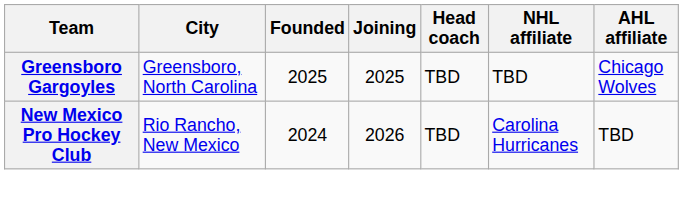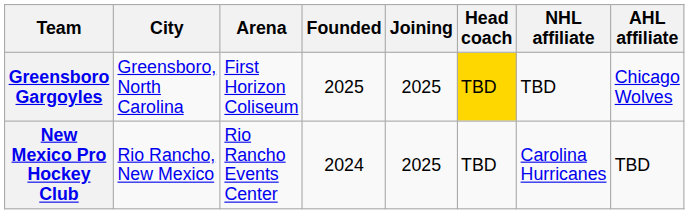+ column: (261, 28)
(442, 76) no background -> (479, 86) gold background
(385, 134) 2026 -> (421, 164) 2025
